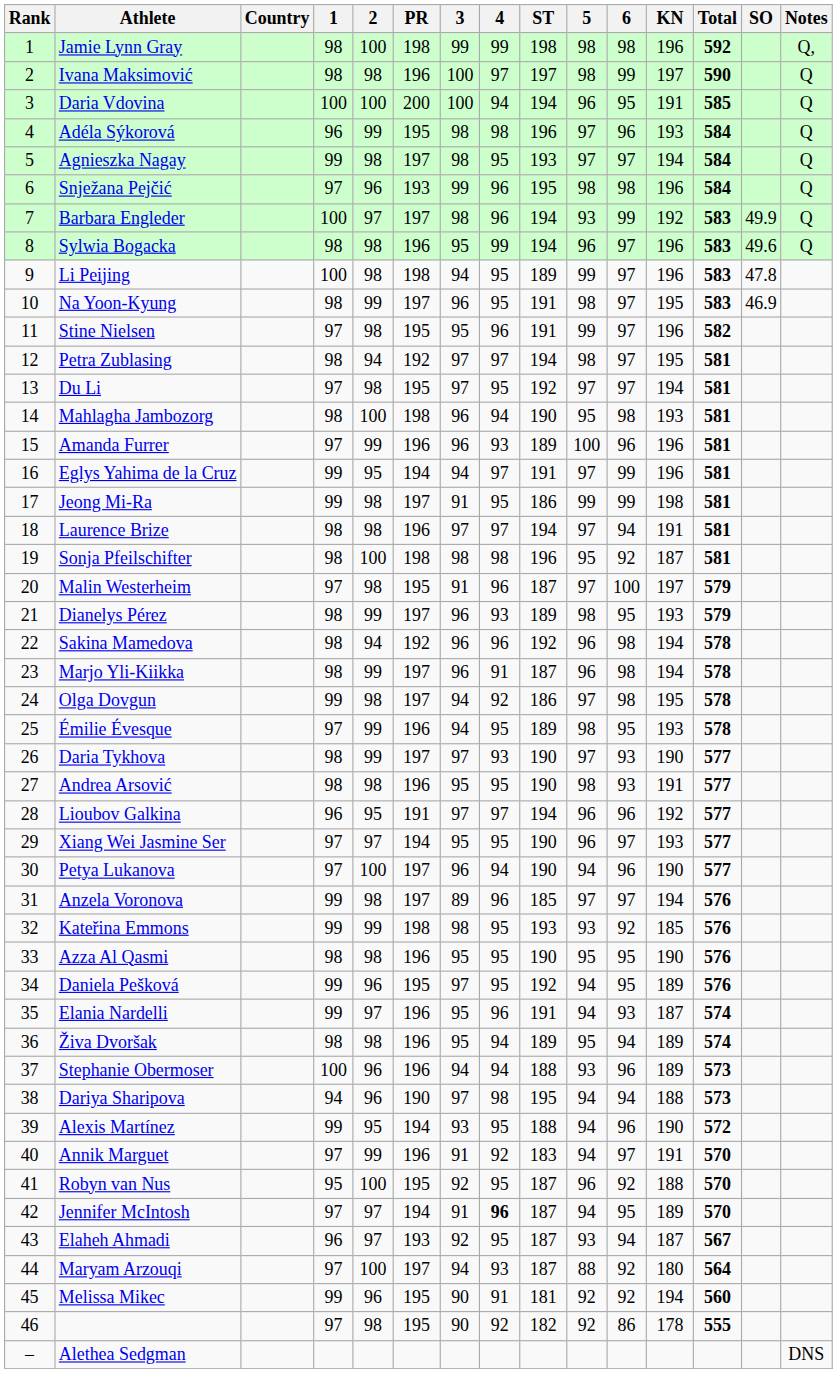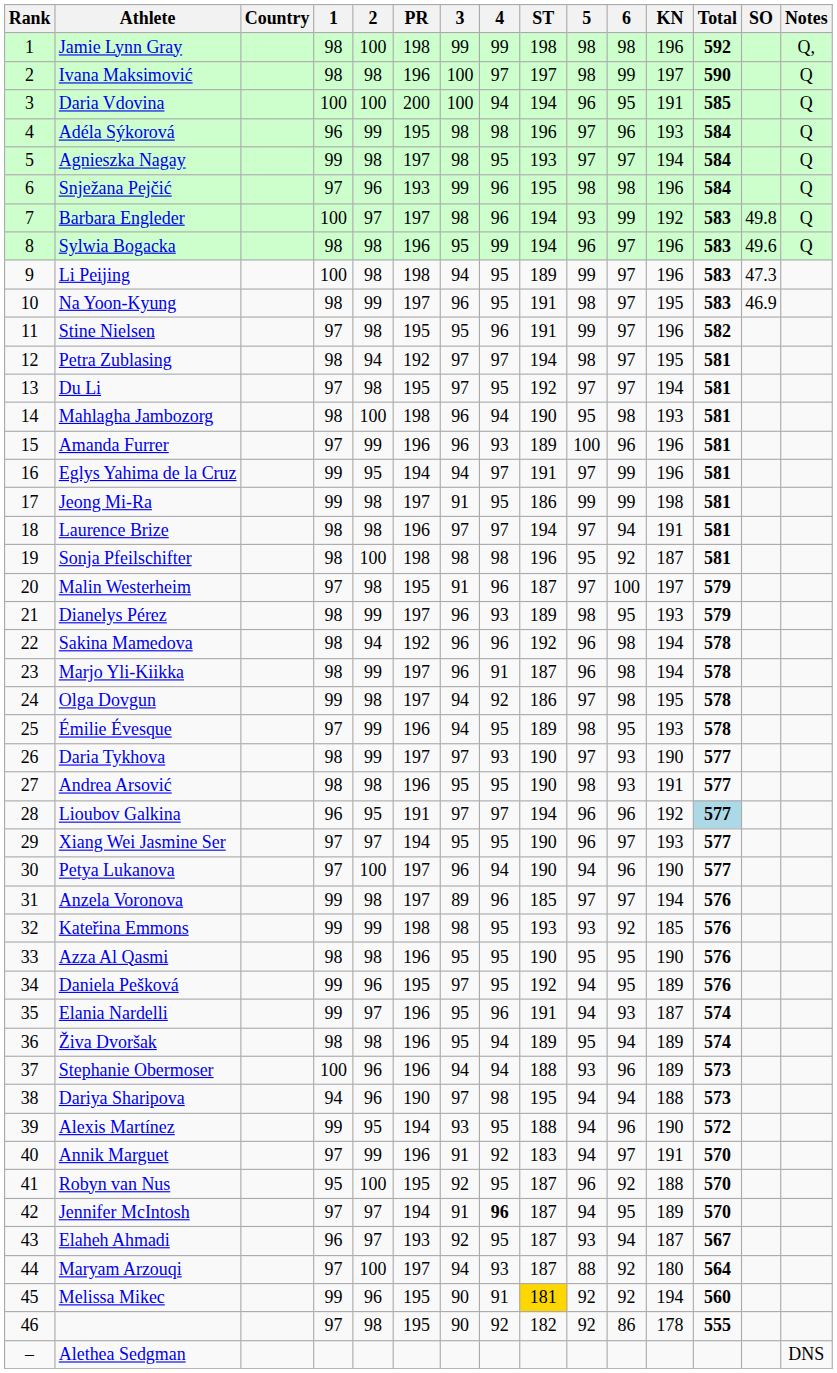(761, 217) 49.9 -> (761, 217) 49.8
(761, 274) 47.8 -> (761, 274) 47.3
(717, 814) no background -> (717, 814) lightblue background
(543, 1297) no background -> (543, 1297) gold background
